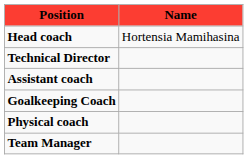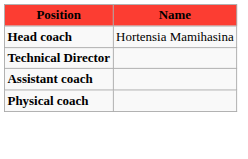- row: (62, 101)
- row: (50, 143)
